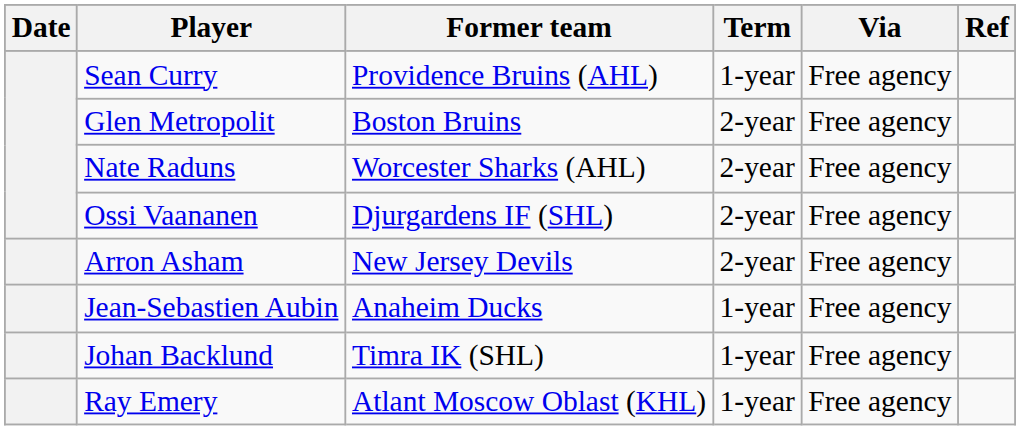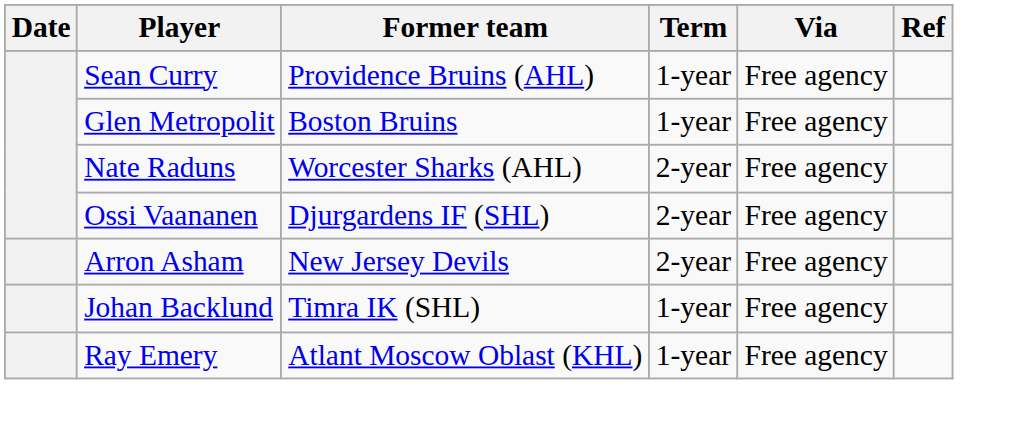(757, 121) 2-year -> (693, 121) 1-year
- row: (211, 307)
